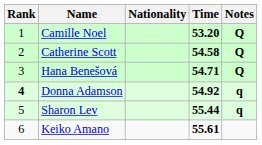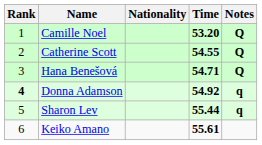(206, 52) 54.58 -> (206, 52) 54.55
